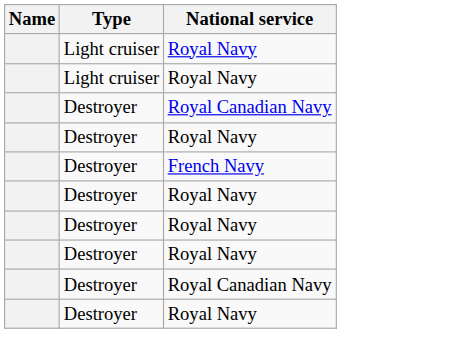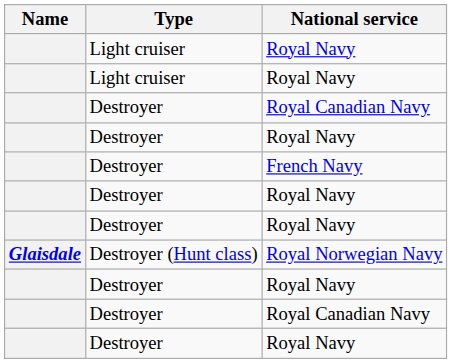+ row: (174, 254)
